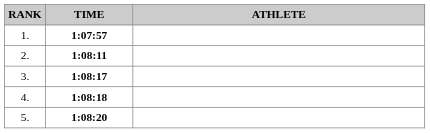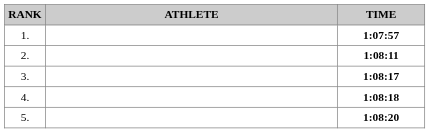columns swapped: (279, 14) <-> (89, 14)
